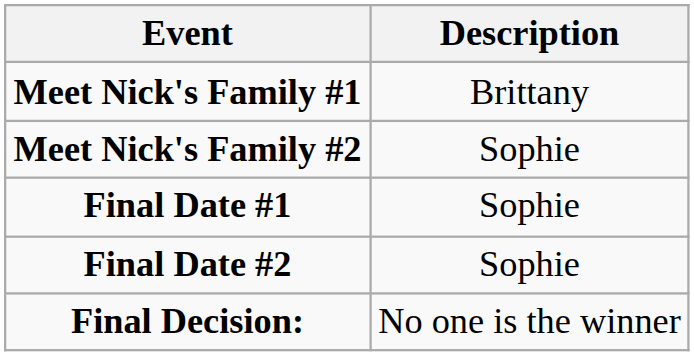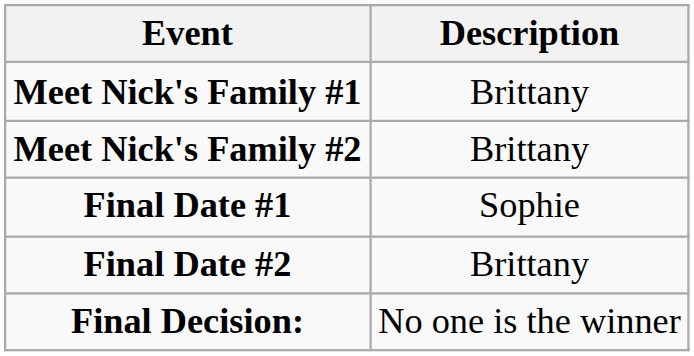(530, 148) Sophie -> (530, 148) Brittany
(530, 263) Sophie -> (530, 263) Brittany
